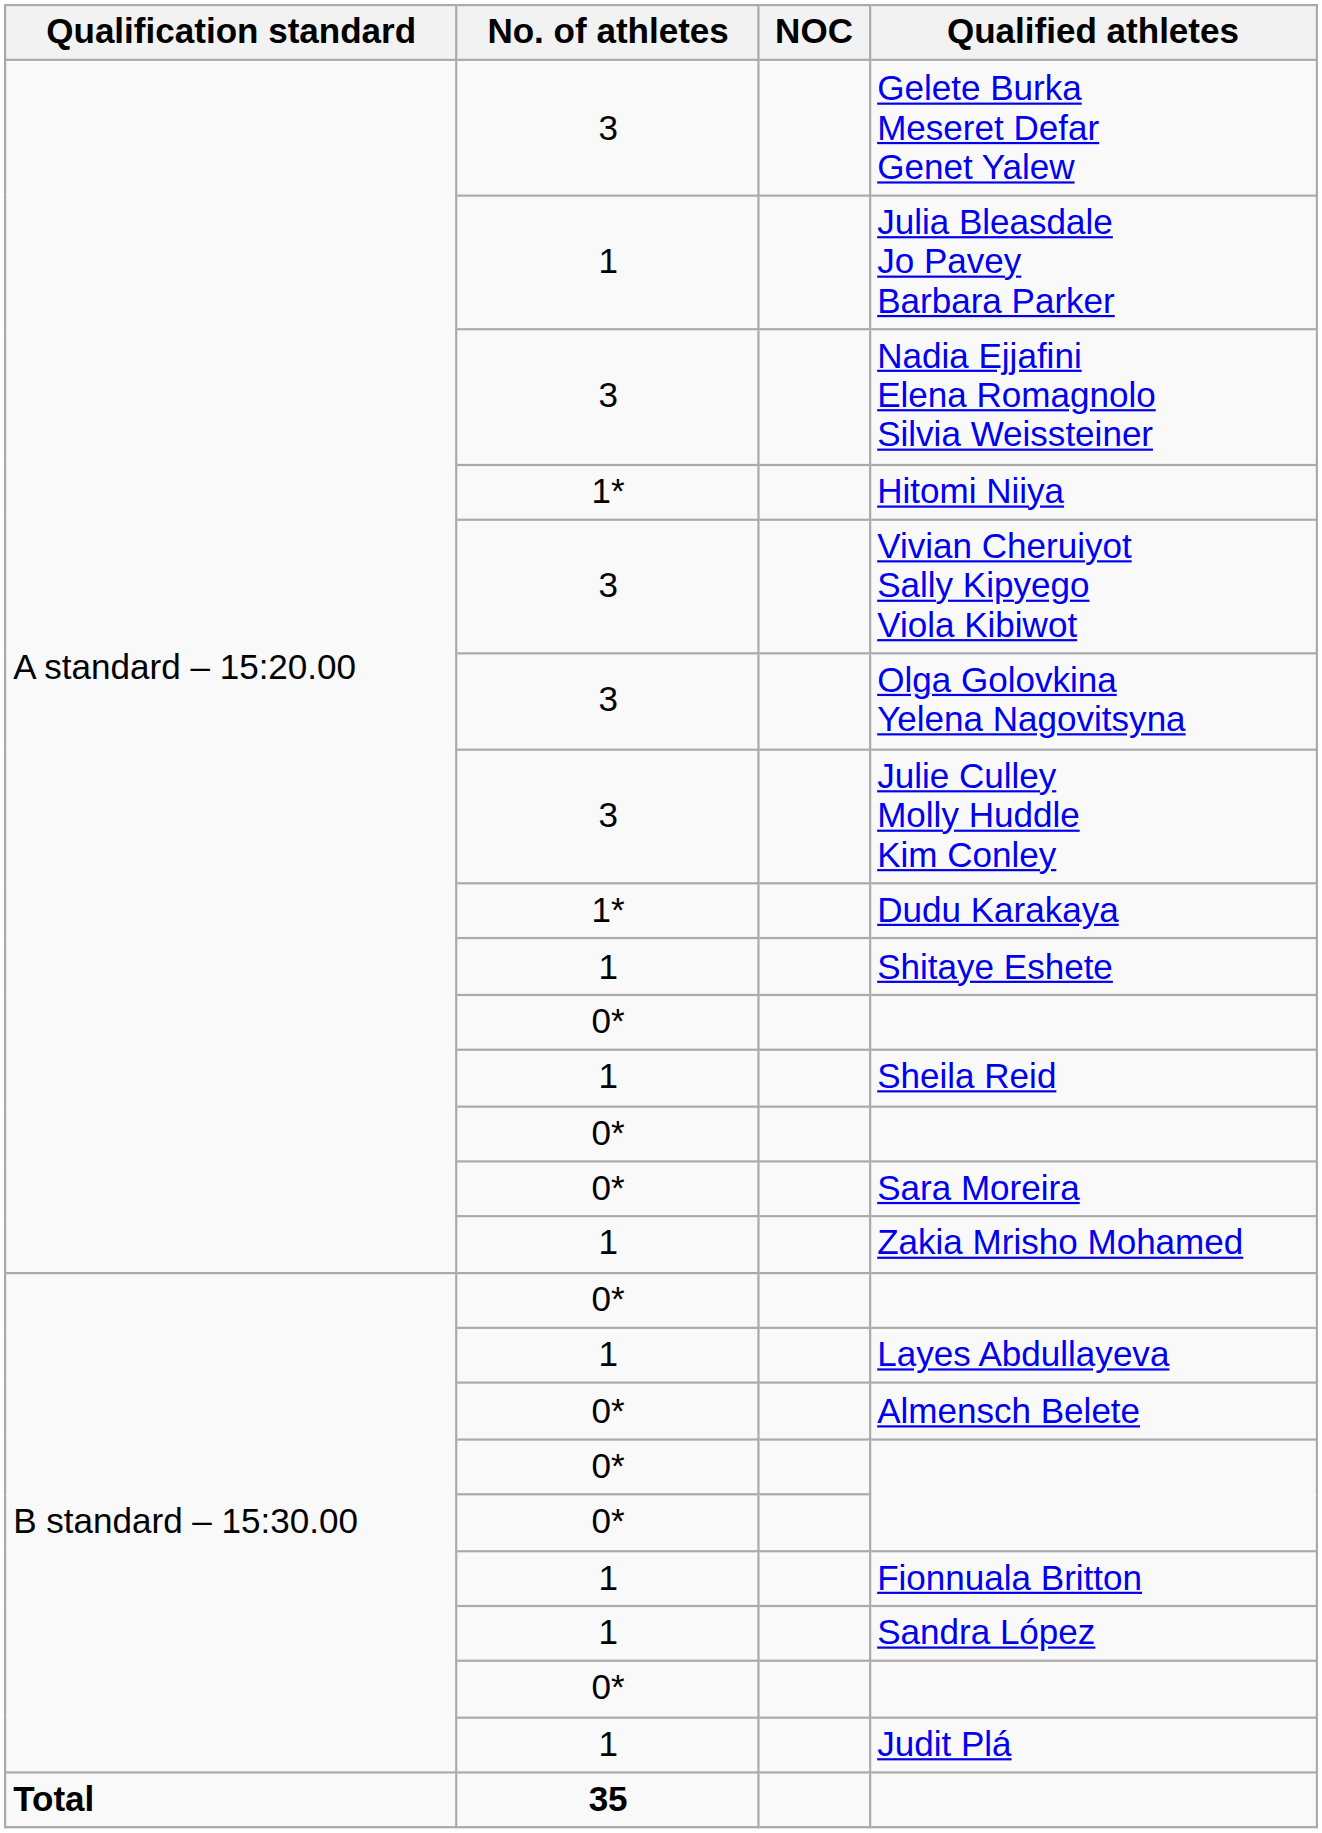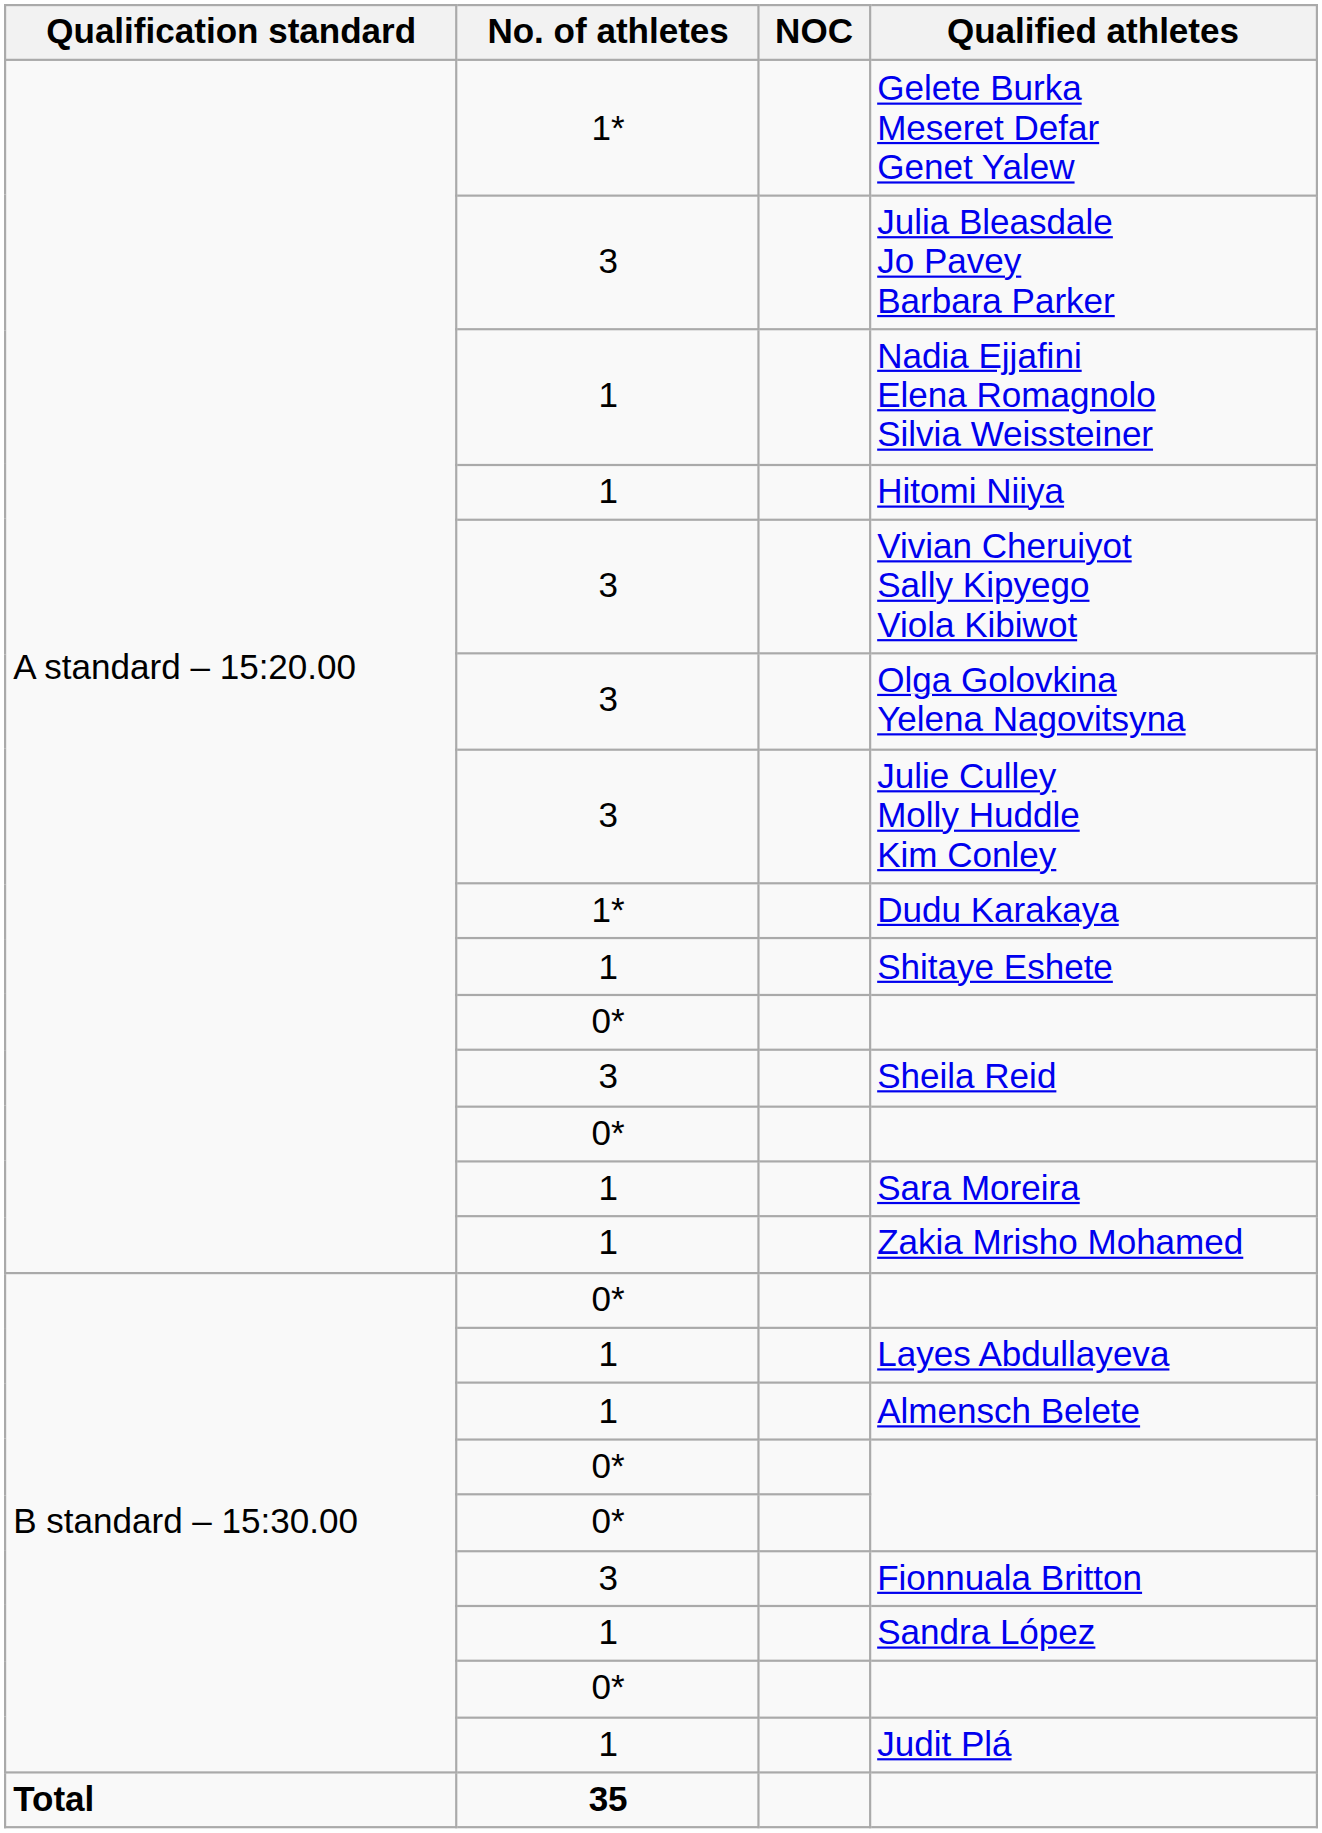(608, 127) 3 -> (608, 127) 1*
(608, 261) 1 -> (608, 261) 3
(608, 396) 3 -> (608, 396) 1
(608, 491) 1* -> (608, 491) 1
(608, 1077) 1 -> (608, 1077) 3
(608, 1188) 0* -> (608, 1188) 1
(608, 1410) 0* -> (608, 1410) 1
(608, 1577) 1 -> (608, 1577) 3
